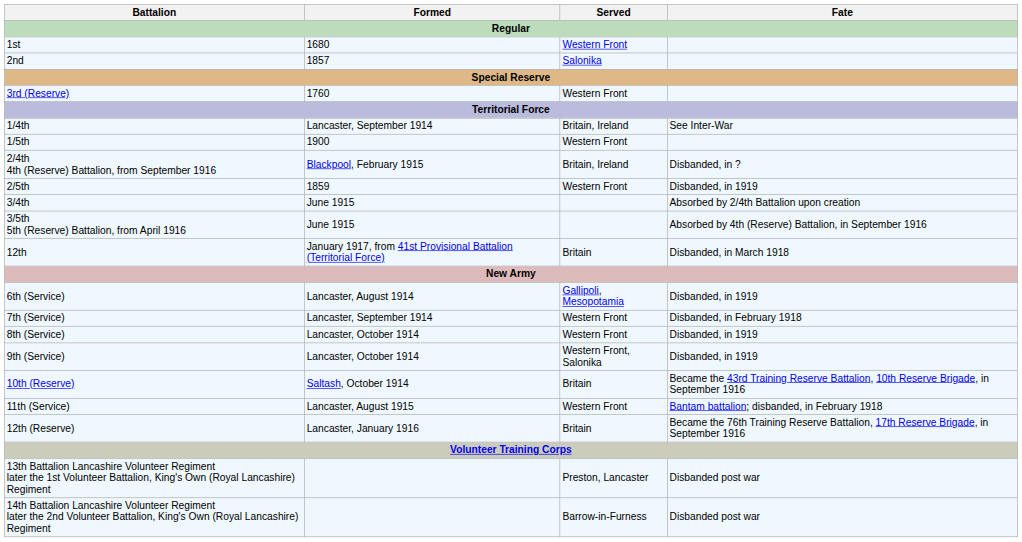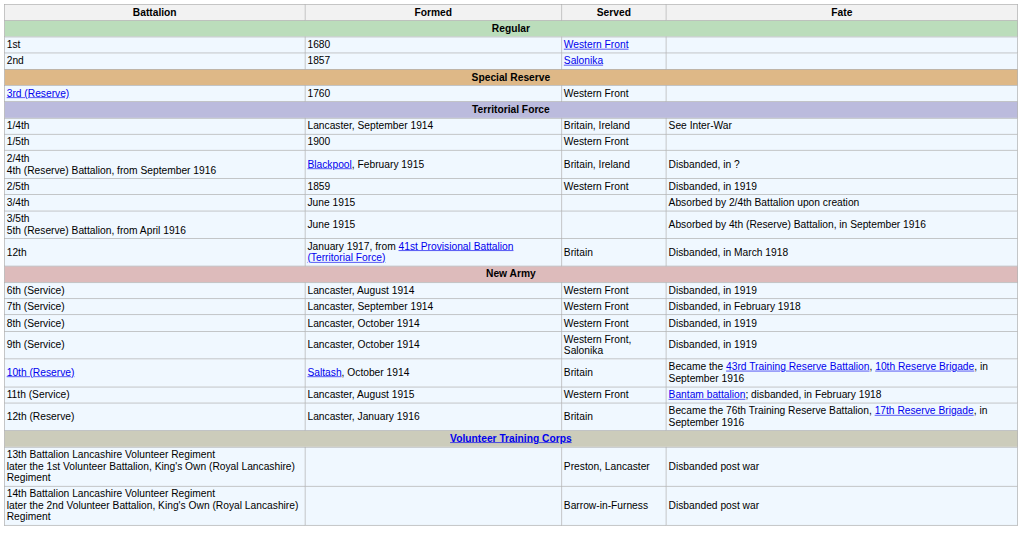(593, 296) Gallipoli, Mesopotamia -> (596, 290) Western Front
